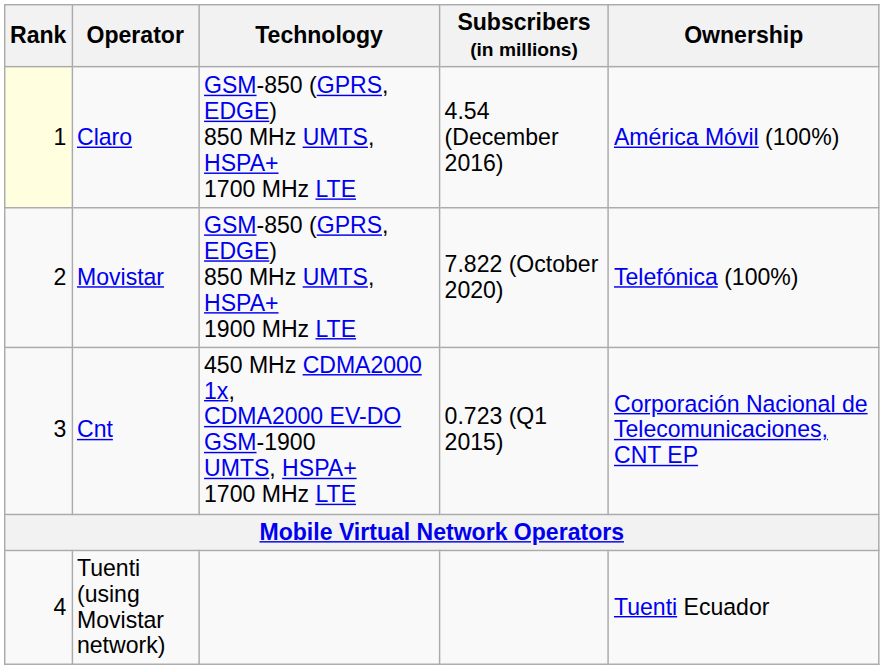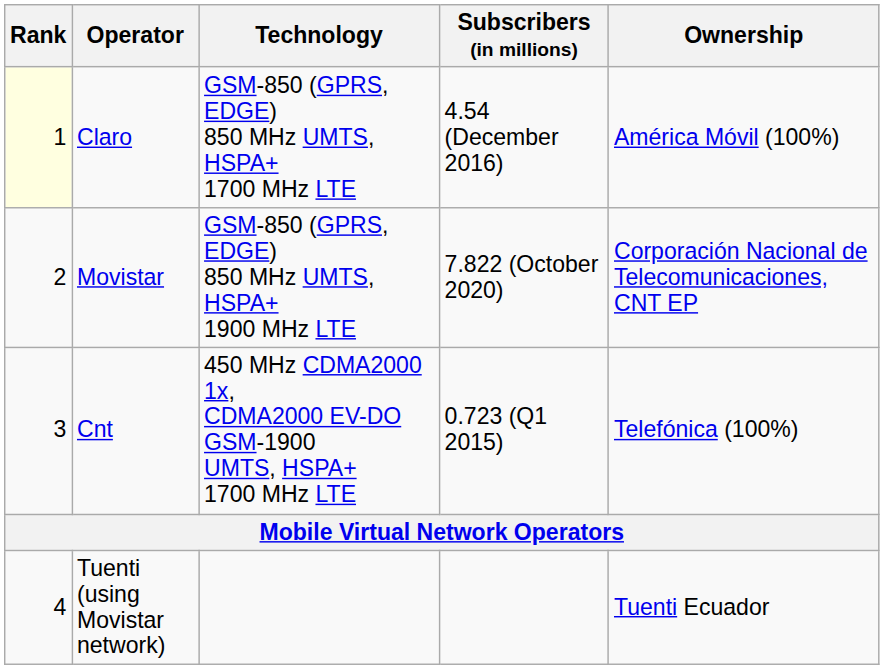(706, 277) Telefónica (100%) -> (741, 277) Corporación Nacional de Telecomunicaciones, CNT EP
(741, 430) Corporación Nacional de Telecomunicaciones, CNT EP -> (706, 430) Telefónica (100%)
